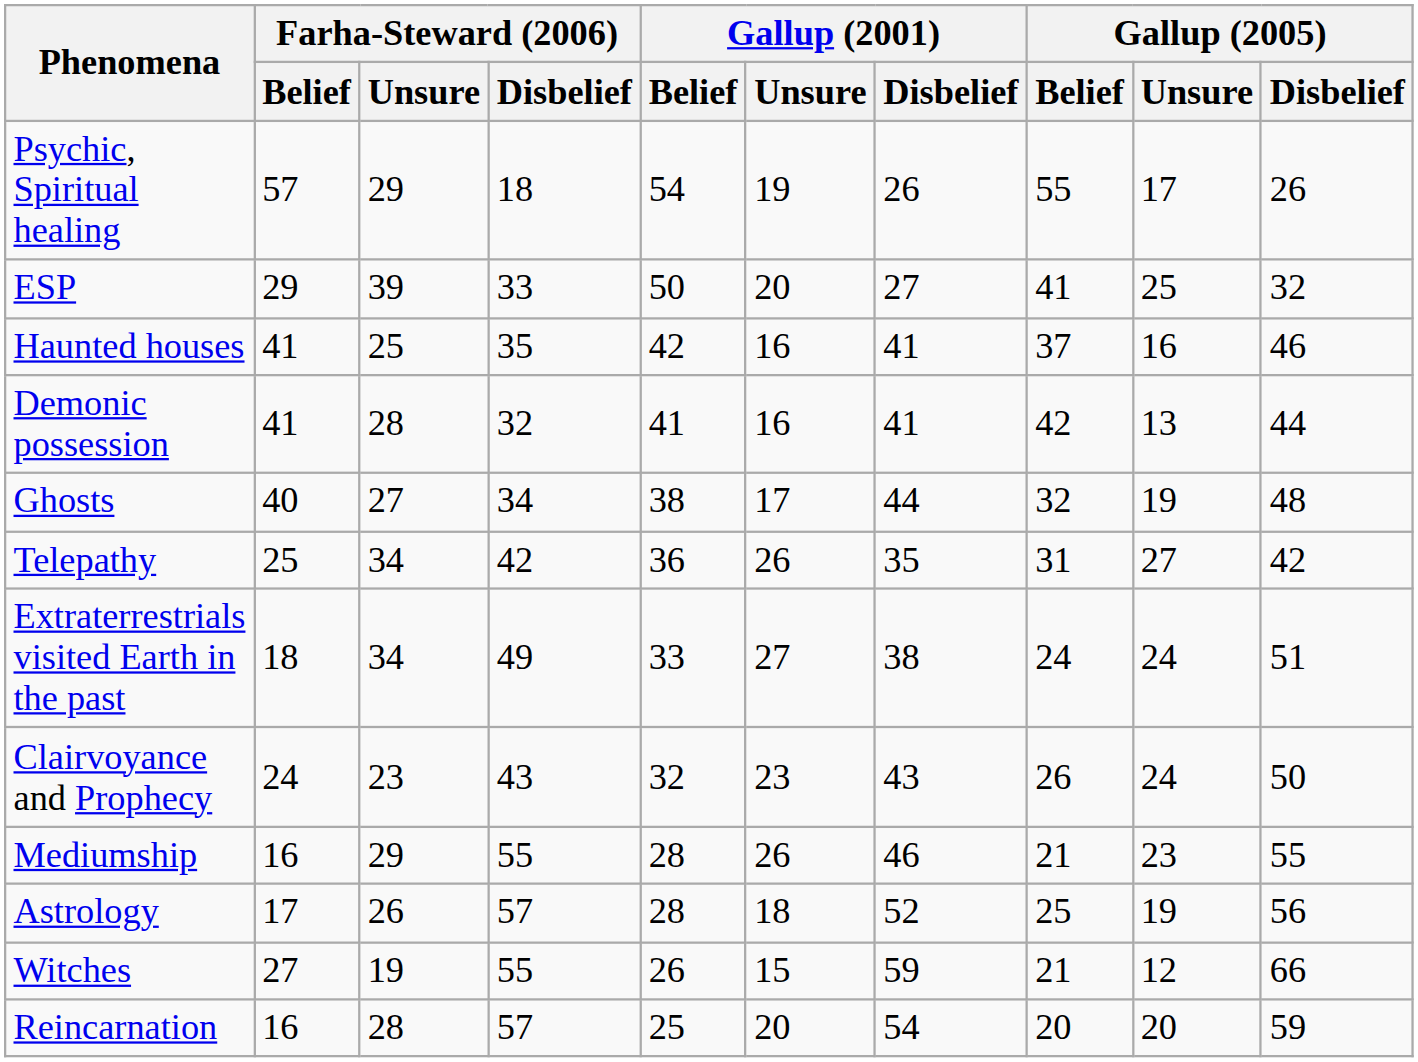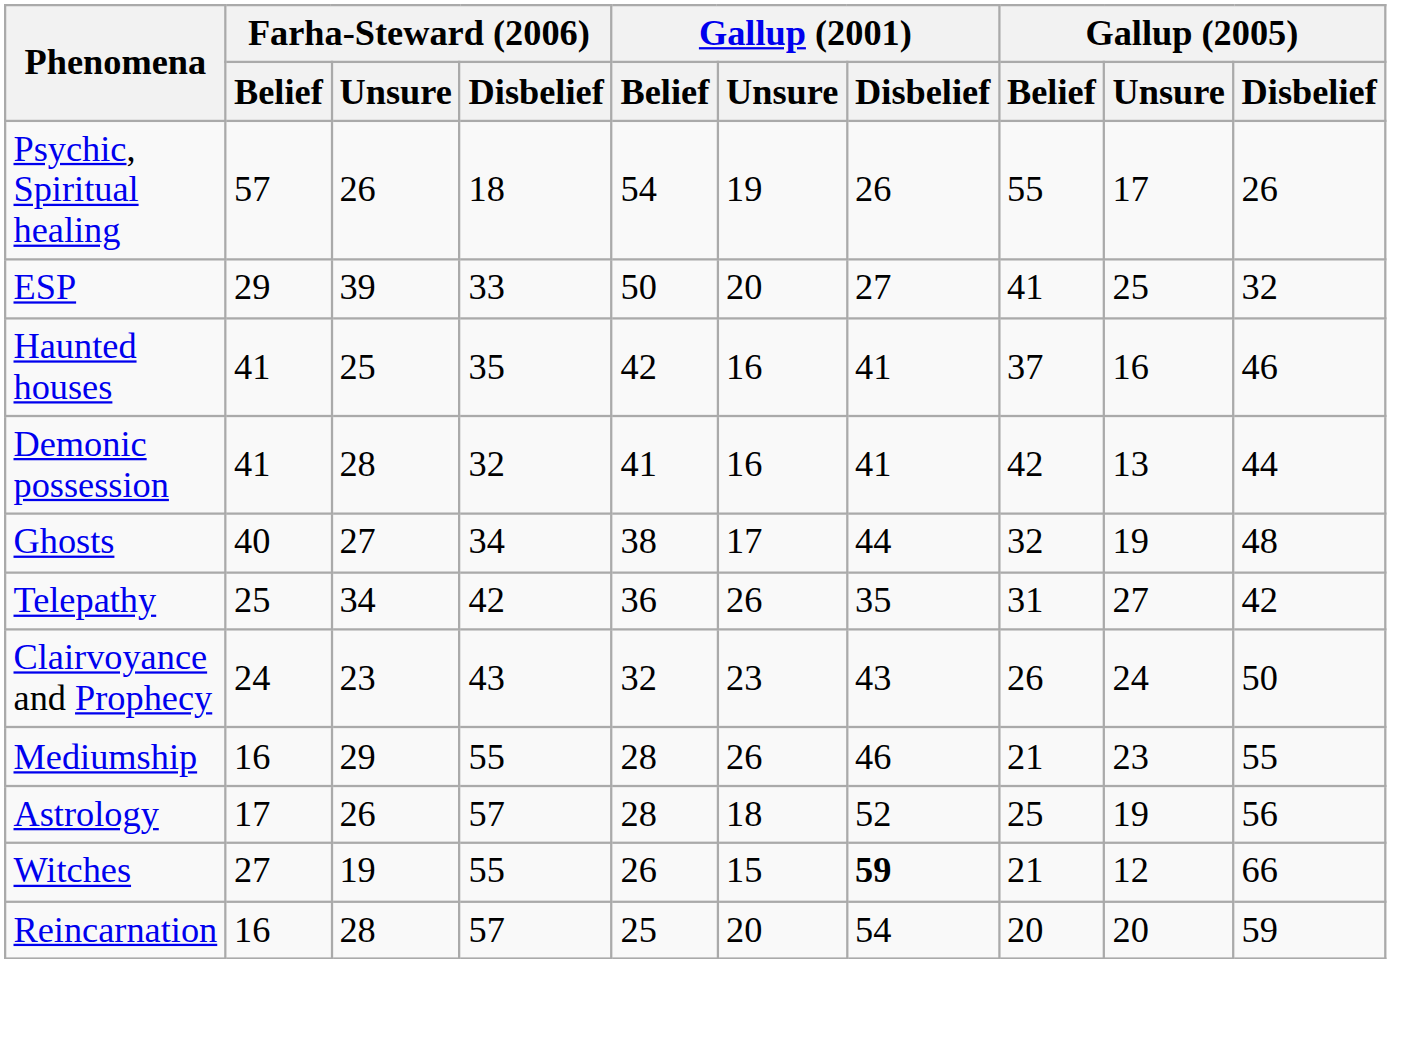(386, 189) 29 -> (358, 189) 26
- row: (129, 657)
(901, 969) normal -> (873, 871) bold
